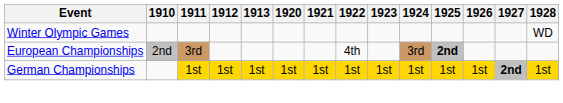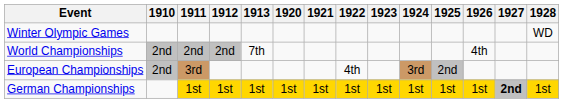+ row: (65, 51)
(447, 51) bold -> (447, 70) normal
